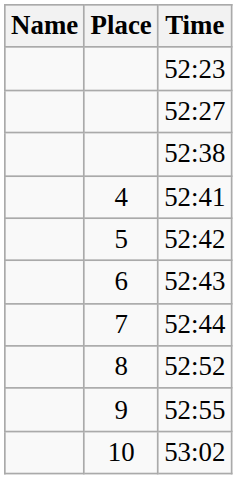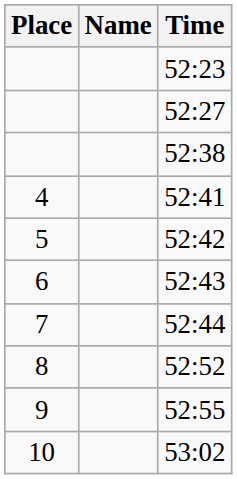columns swapped: (121, 25) <-> (45, 25)
